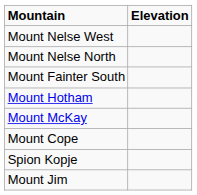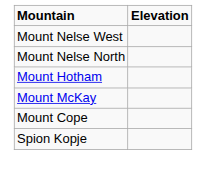- row: (66, 77)
- row: (38, 180)
